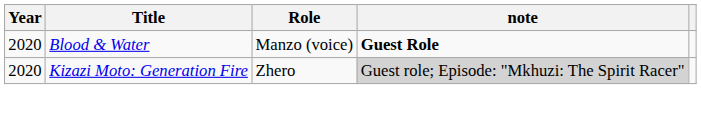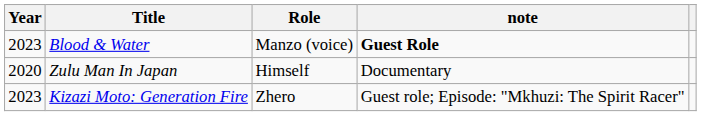(25, 44) 2020 -> (25, 44) 2023
+ row: (113, 70)
(25, 70) 2020 -> (25, 96) 2023
(523, 70) lightgrey background -> (523, 96) no background
